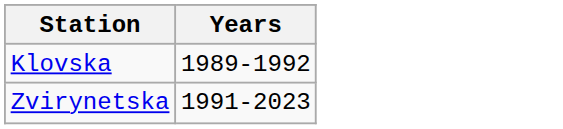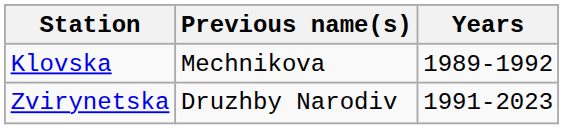+ column: (296, 25)
